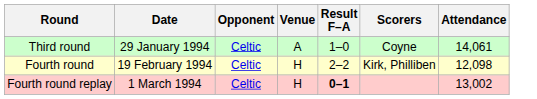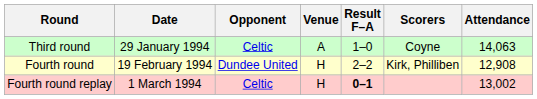(474, 46) 14,061 -> (497, 46) 14,063
(246, 65) Celtic -> (258, 65) Dundee United
(474, 65) 12,098 -> (497, 65) 12,908
